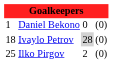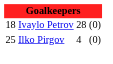- row: (49, 25)
(88, 39) lightgrey background -> (81, 25) no background
(85, 53) 2 -> (79, 39) 4
